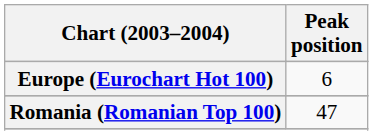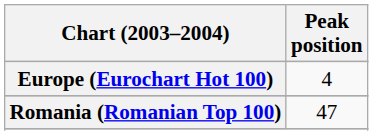(327, 78) 6 -> (327, 78) 4
